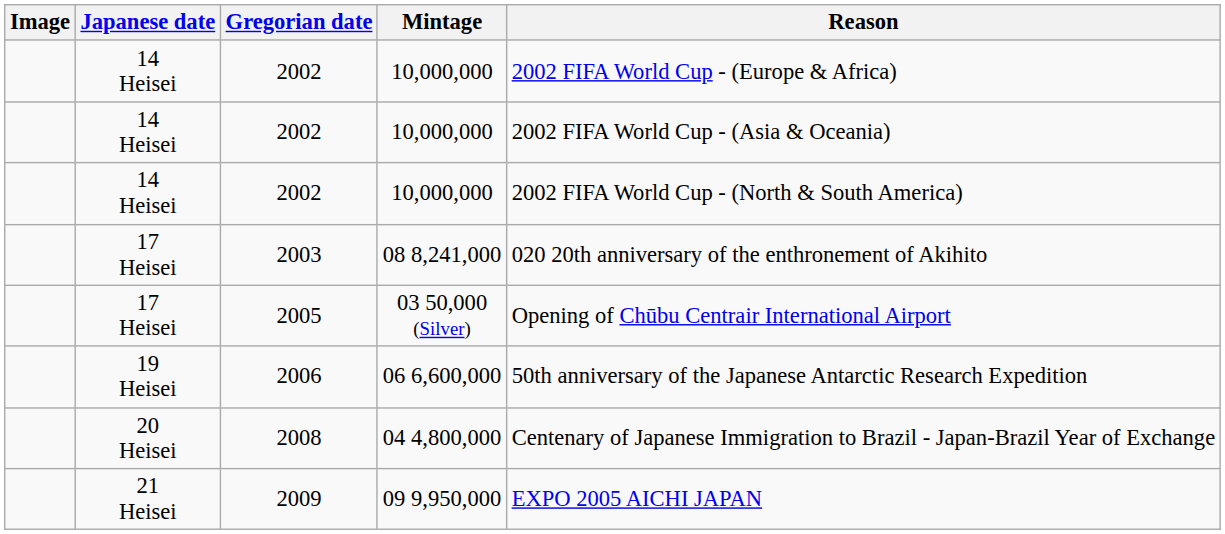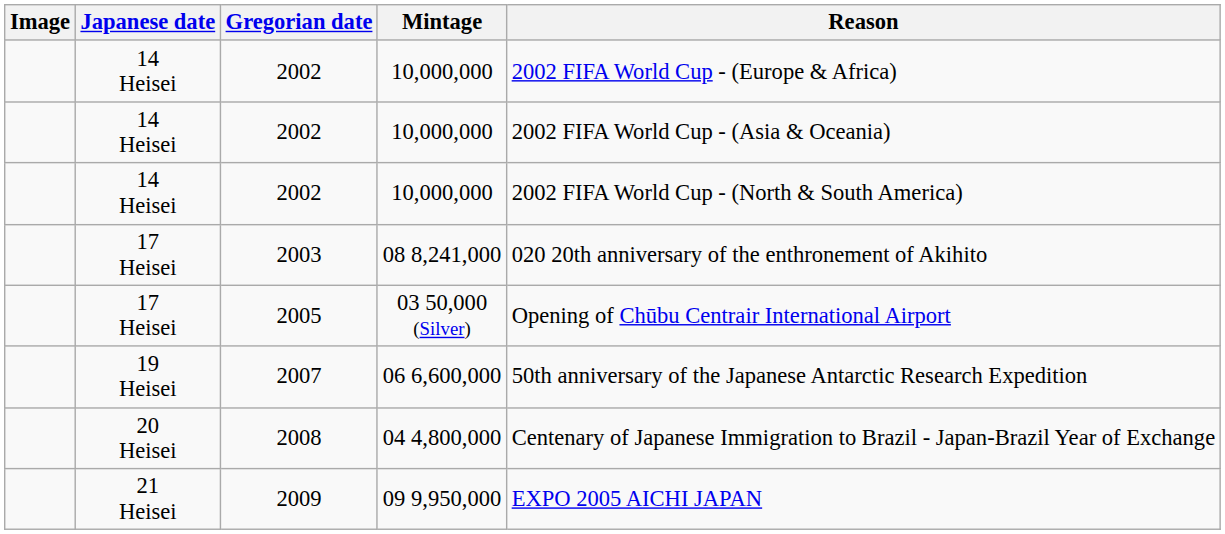(299, 376) 2006 -> (299, 376) 2007
